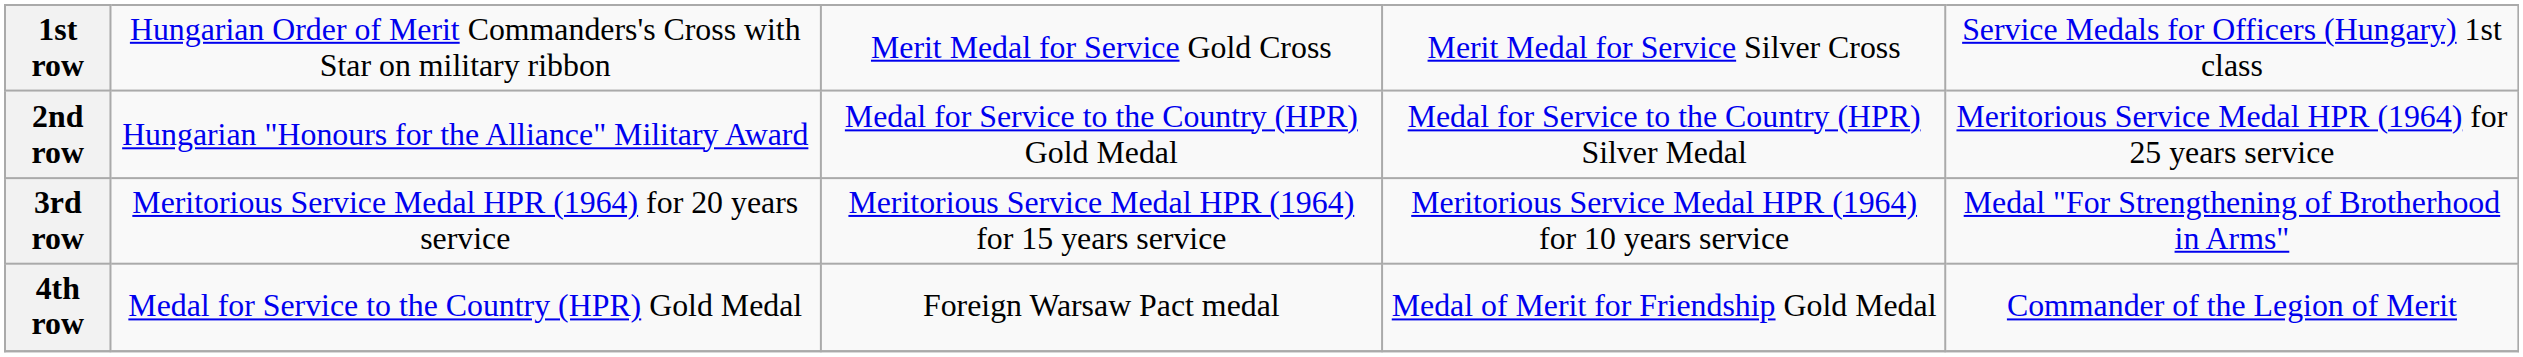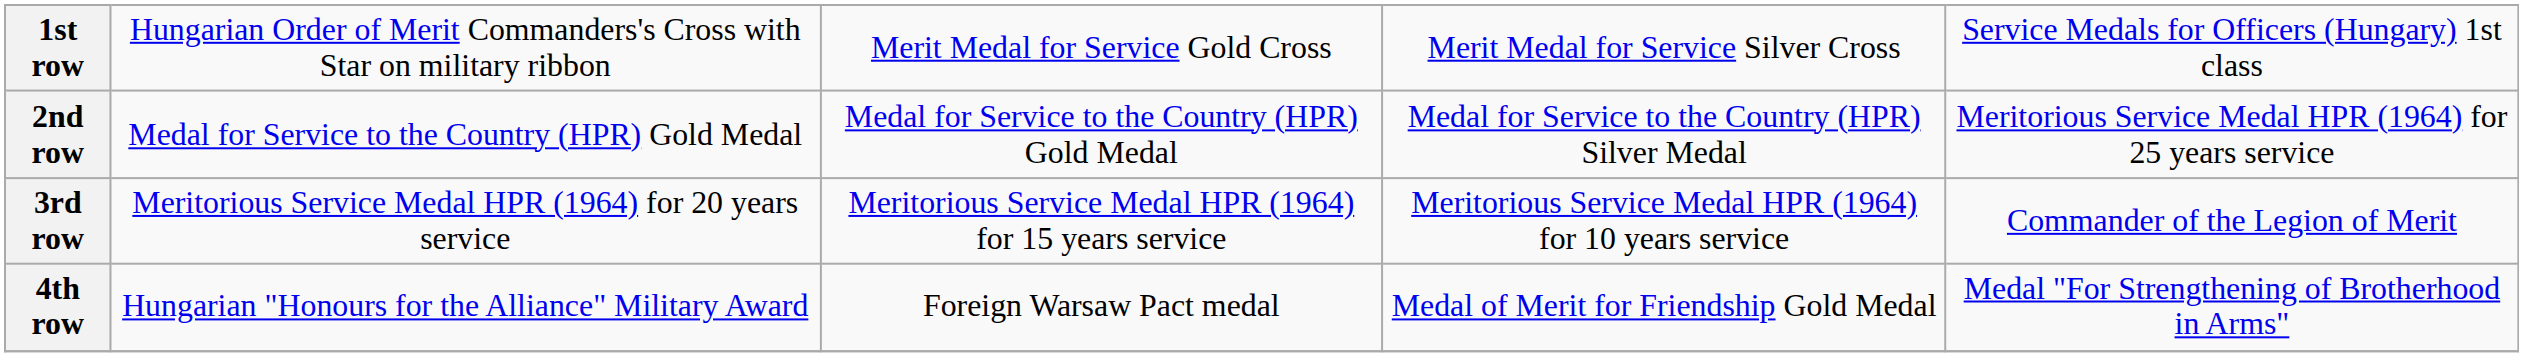(465, 133) Hungarian "Honours for the Alliance" Military Award -> (465, 133) Medal for Service to the Country (HPR) Gold Medal
(2232, 220) Medal "For Strengthening of Brotherhood in Arms" -> (2232, 220) Commander of the Legion of Merit
(465, 306) Medal for Service to the Country (HPR) Gold Medal -> (465, 306) Hungarian "Honours for the Alliance" Military Award
(2232, 306) Commander of the Legion of Merit -> (2232, 306) Medal "For Strengthening of Brotherhood in Arms"
